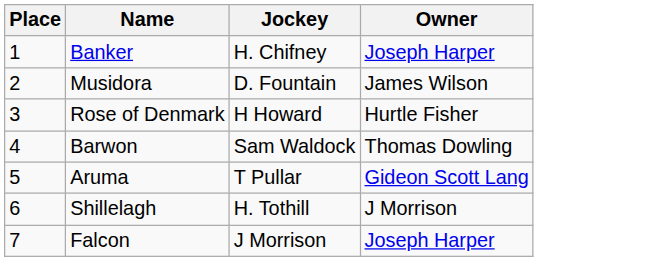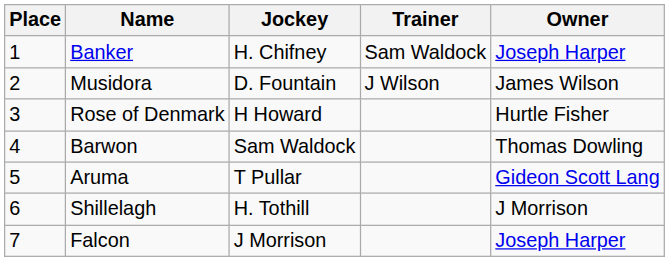+ column: (425, 20)
